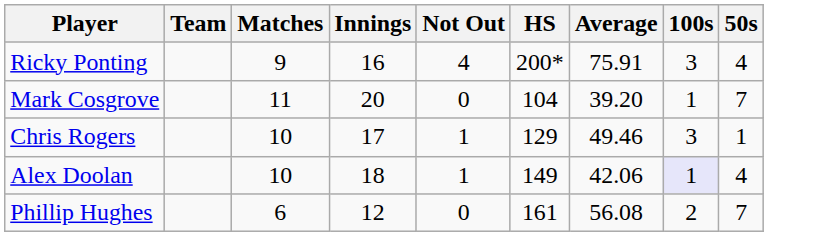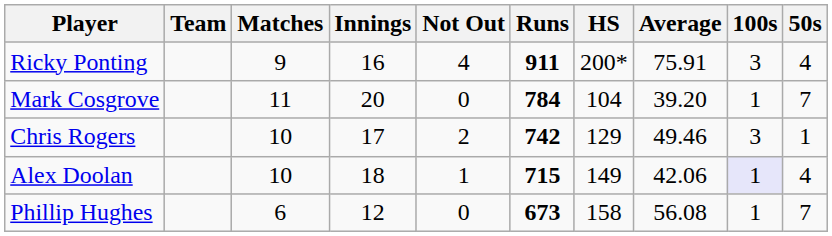+ column: (542, 23)
(464, 136) 1 -> (464, 136) 2
(540, 212) 161 -> (604, 212) 158
(691, 212) 2 -> (755, 212) 1
